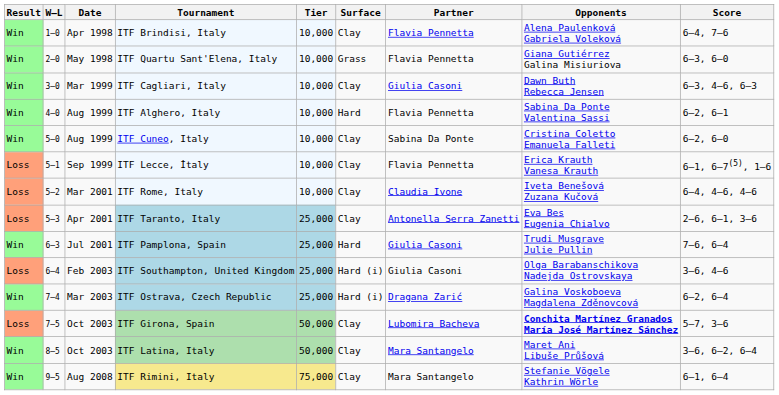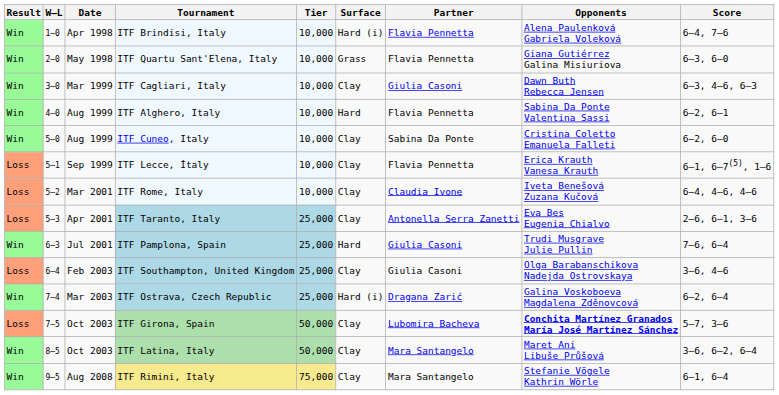(349, 33) Clay -> (361, 33) Hard (i)
(361, 271) Hard (i) -> (349, 271) Clay
